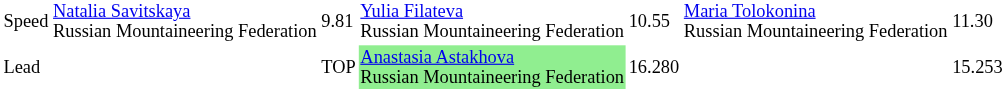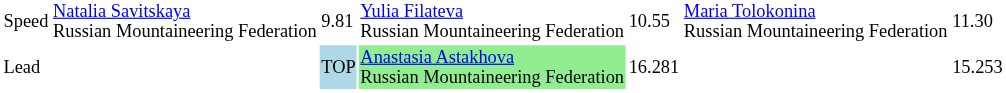(339, 67) no background -> (339, 67) lightblue background
(654, 67) 16.280 -> (654, 67) 16.281
